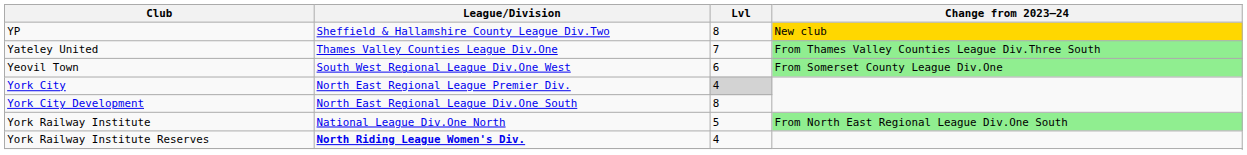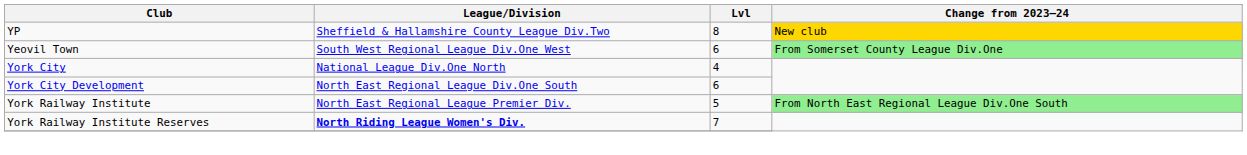- row: (53, 50)
(444, 86) North East Regional League Premier Div. -> (411, 68) National League Div.One North
(716, 86) lightgrey background -> (716, 68) no background
(716, 104) 8 -> (716, 86) 6
(411, 122) National League Div.One North -> (444, 104) North East Regional League Premier Div.
(716, 140) 4 -> (716, 122) 7
